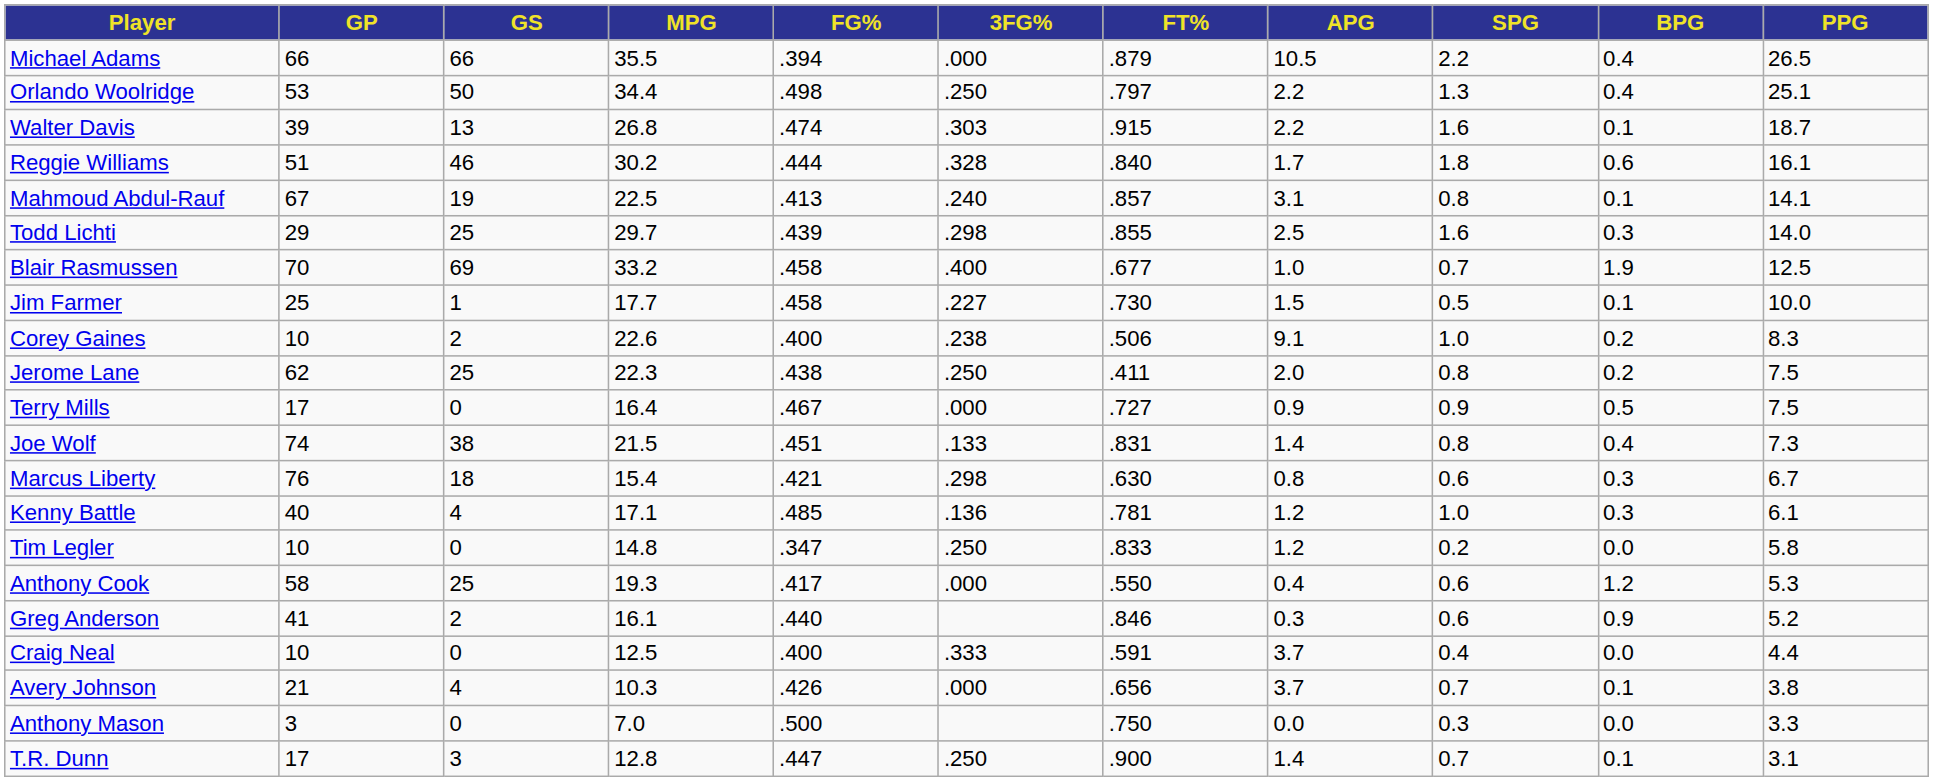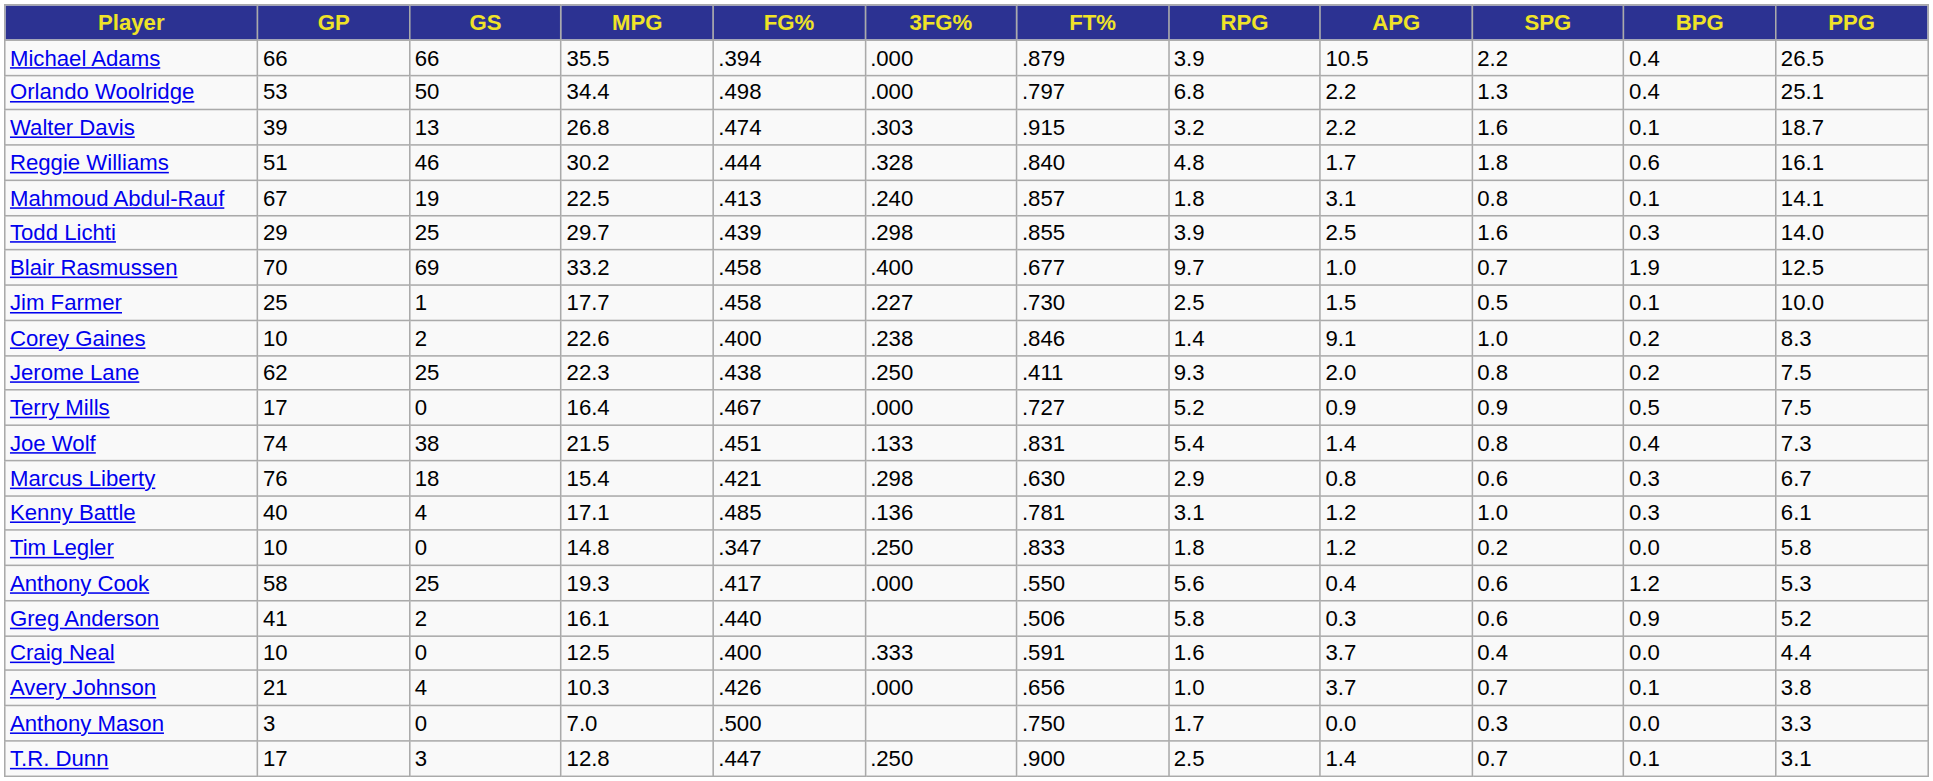+ column: (1244, 23)
(965, 93) .250 -> (892, 93) .000
(1130, 338) .506 -> (1043, 338) .846
(1130, 618) .846 -> (1043, 618) .506
